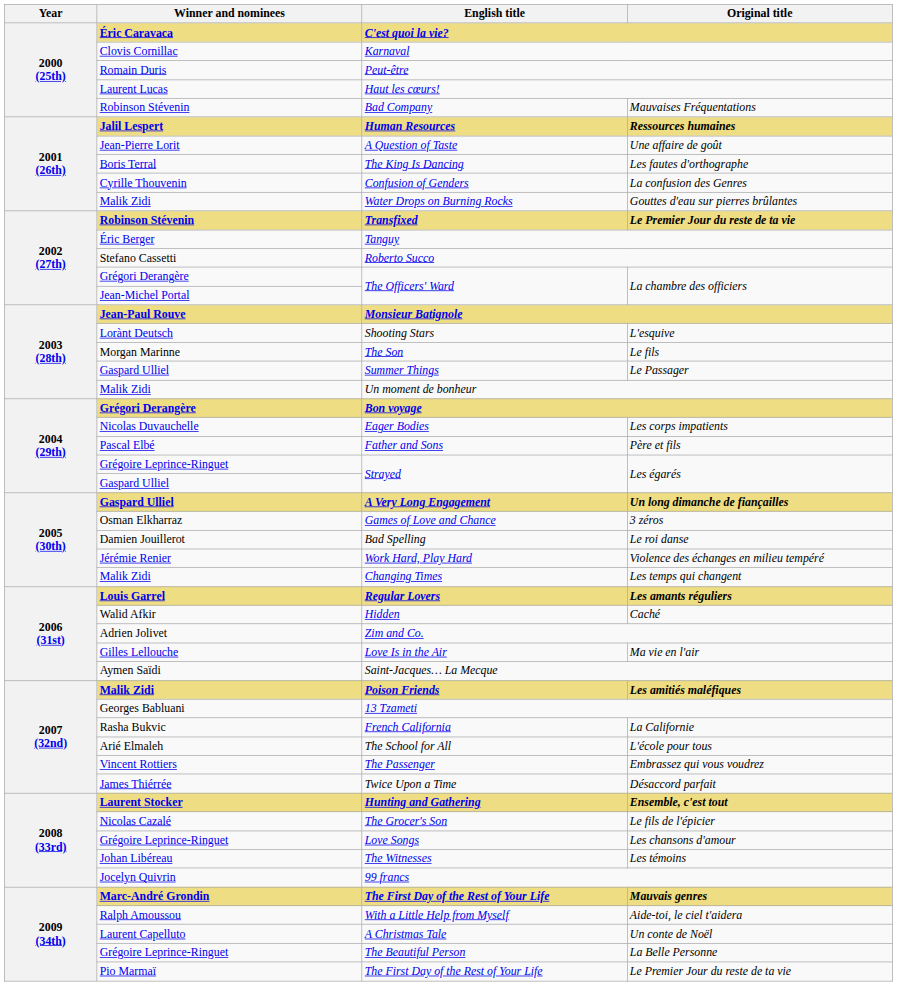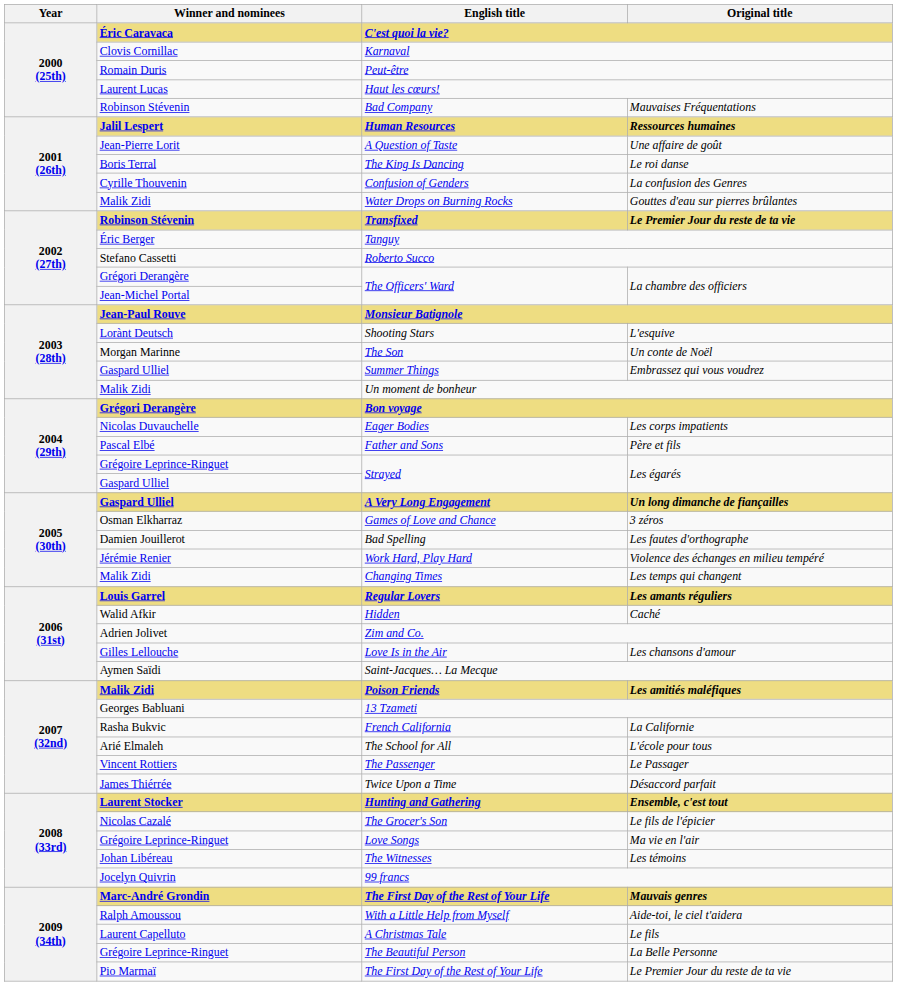(689, 164) Les fautes d'orthographe -> (659, 164) Le roi danse
(644, 351) Le fils -> (671, 351) Un conte de Noël
(659, 370) Le Passager -> (697, 370) Embrassez qui vous voudrez
(659, 539) Le roi danse -> (689, 539) Les fautes d'orthographe
(664, 652) Ma vie en l'air -> (683, 652) Les chansons d'amour
(697, 764) Embrassez qui vous voudrez -> (659, 764) Le Passager
(683, 840) Les chansons d'amour -> (664, 840) Ma vie en l'air
(671, 933) Un conte de Noël -> (644, 933) Le fils
